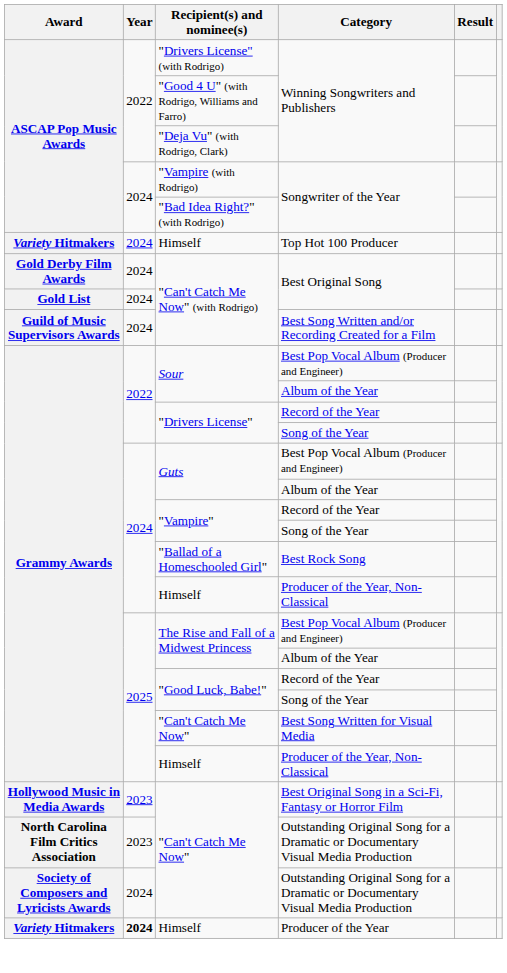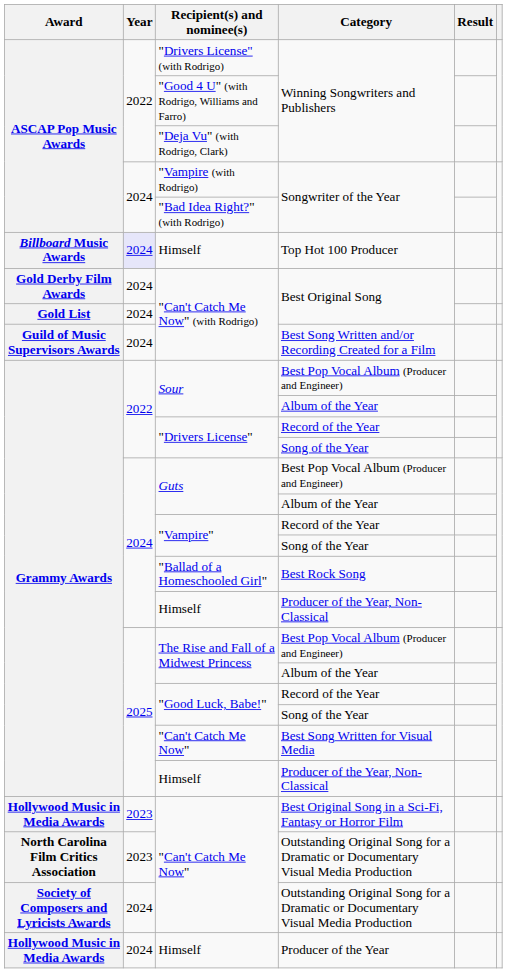(64, 243) Variety Hitmakers -> (64, 250) Billboard Music Awards
(139, 243) no background -> (139, 250) lavender background
(64, 928) Variety Hitmakers -> (64, 950) Hollywood Music in Media Awards
(139, 928) bold -> (139, 950) normal
